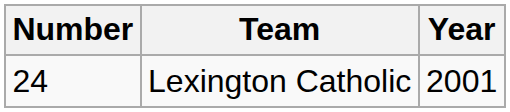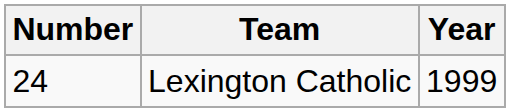(462, 80) 2001 -> (462, 80) 1999
